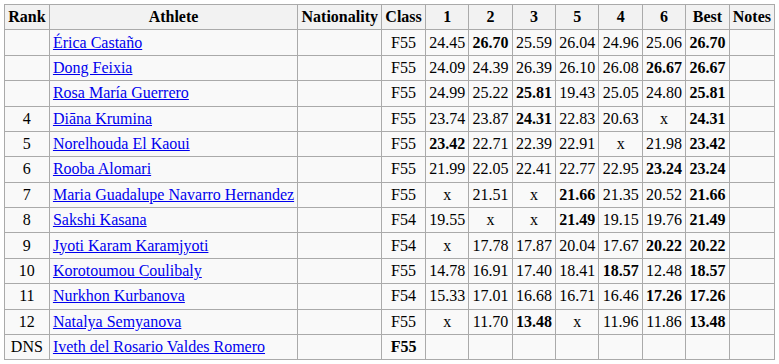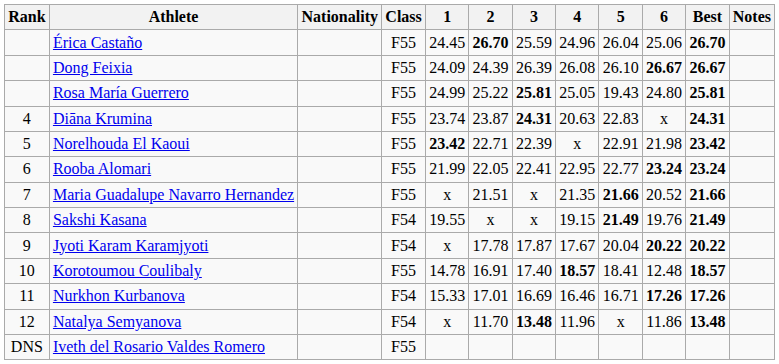columns swapped: (621, 17) <-> (577, 17)
(534, 296) 16.68 -> (534, 296) 16.69
(404, 321) F55 -> (404, 321) F54
(404, 347) bold -> (404, 347) normal
